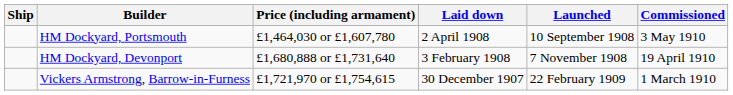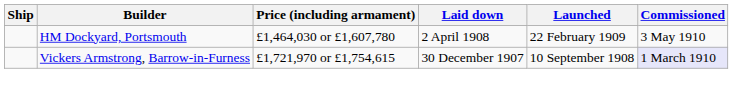(582, 36) 10 September 1908 -> (578, 36) 22 February 1909
- row: (111, 57)
(578, 79) 22 February 1909 -> (582, 57) 10 September 1908
(678, 79) no background -> (678, 57) lavender background
